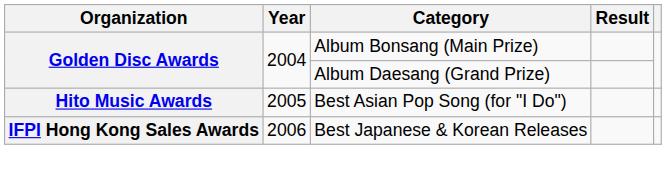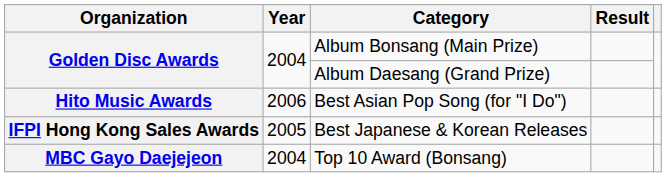(287, 102) 2005 -> (287, 102) 2006
(287, 130) 2006 -> (287, 130) 2005
+ row: (411, 158)
